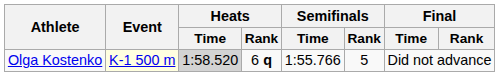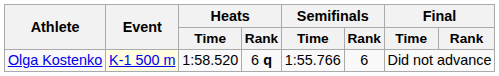(210, 60) lightgrey background -> (210, 60) no background
(364, 60) 5 -> (364, 60) 6
